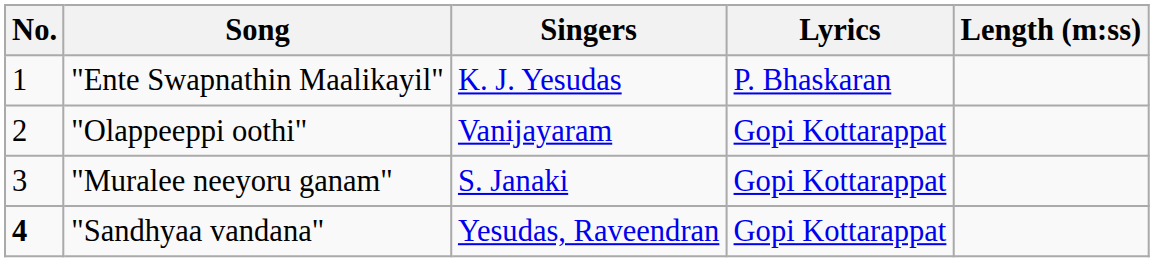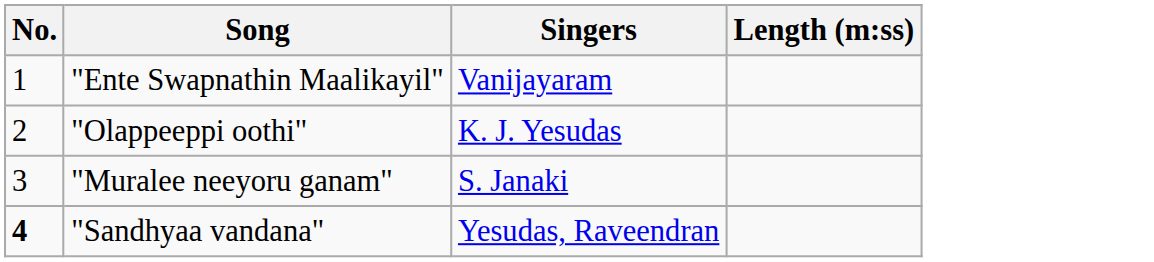- column: (840, 29)
(540, 80) K. J. Yesudas -> (535, 80) Vanijayaram
(535, 130) Vanijayaram -> (540, 130) K. J. Yesudas
